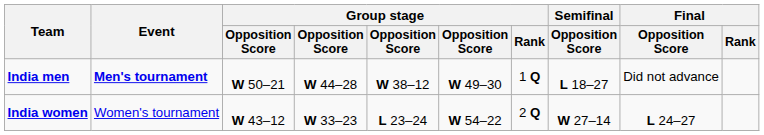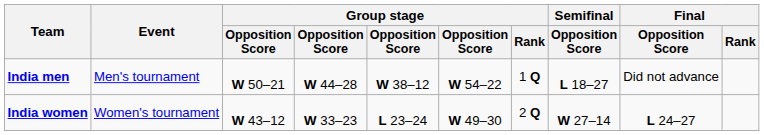(151, 77) bold -> (147, 77) normal
(475, 85) W 49–30 -> (475, 85) W 54–22
(475, 120) W 54–22 -> (475, 120) W 49–30
